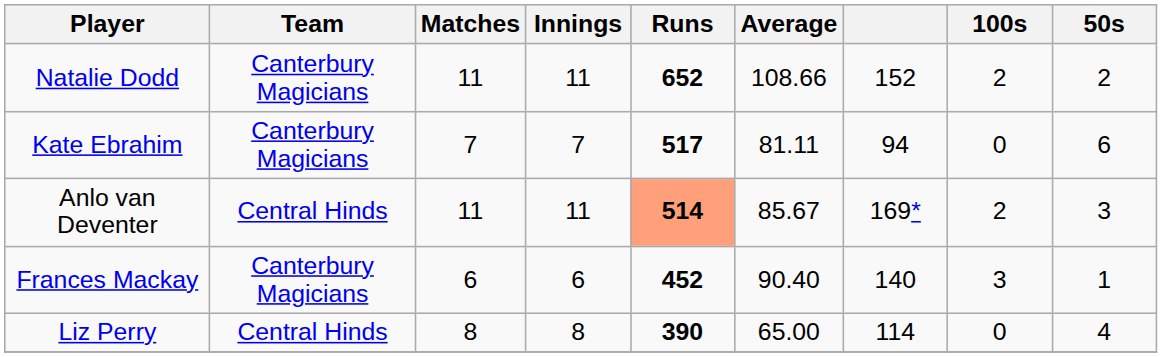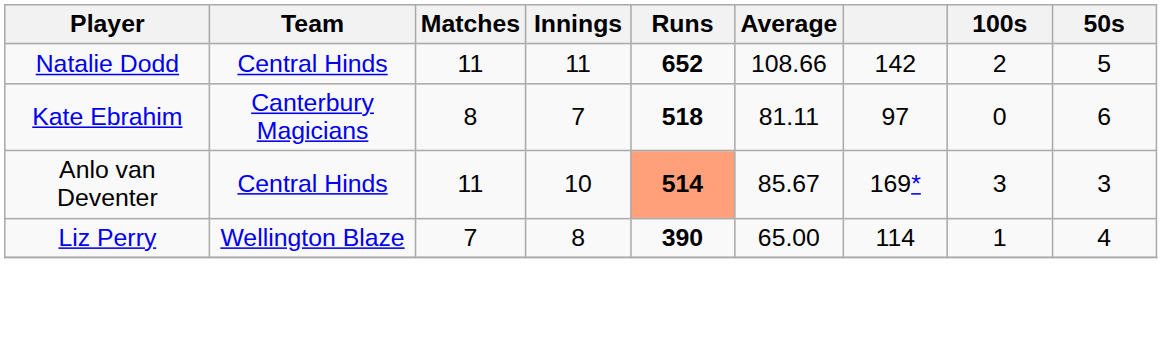(313, 77) Canterbury Magicians -> (313, 63) Central Hinds
(895, 77) 152 -> (895, 63) 142
(1104, 77) 2 -> (1104, 63) 5
(470, 144) 7 -> (470, 116) 8
(682, 144) 517 -> (682, 116) 518
(895, 144) 94 -> (895, 116) 97
(578, 211) 11 -> (578, 184) 10
(1000, 211) 2 -> (1000, 184) 3
- row: (107, 279)
(313, 332) Central Hinds -> (313, 237) Wellington Blaze
(470, 332) 8 -> (470, 237) 7
(1000, 332) 0 -> (1000, 237) 1
